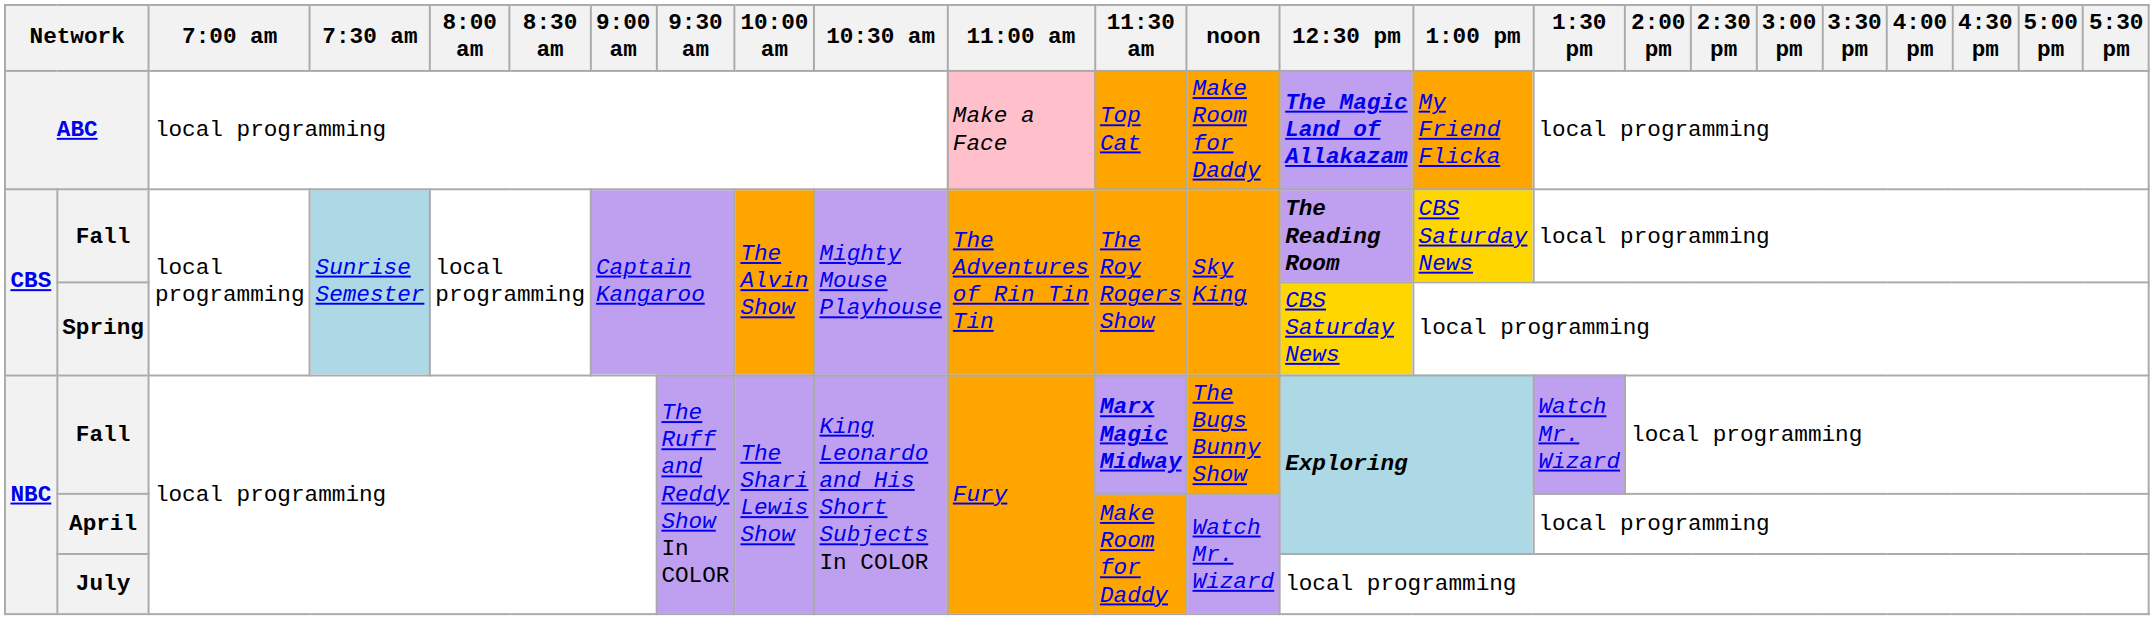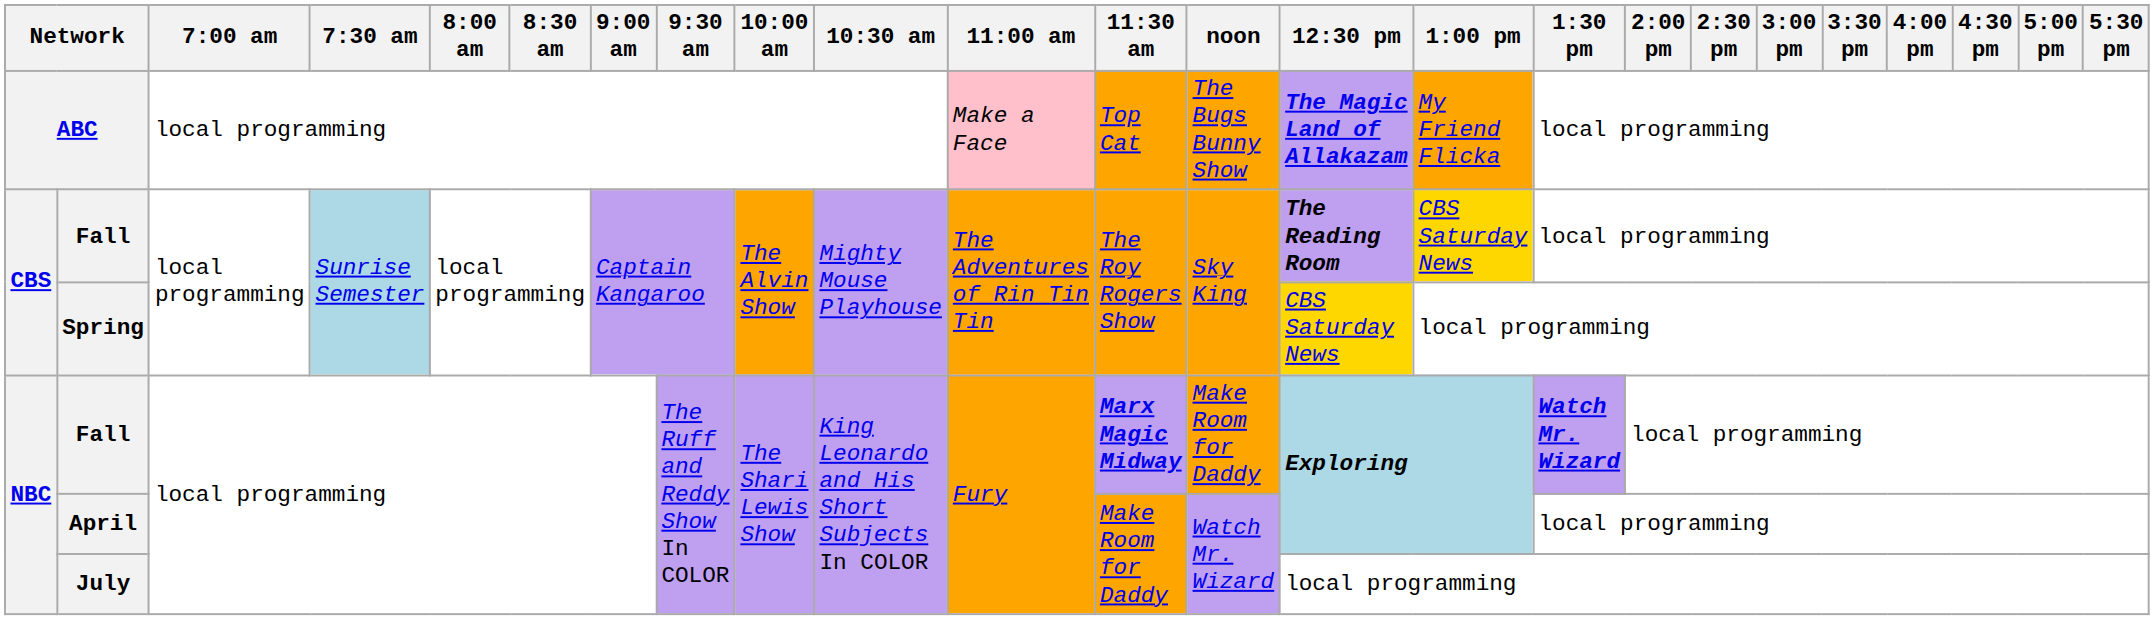(1227, 130) Make Room for Daddy -> (1227, 130) The Bugs Bunny Show
(1227, 434) The Bugs Bunny Show -> (1227, 434) Make Room for Daddy
(1579, 434) normal -> (1579, 434) bold
